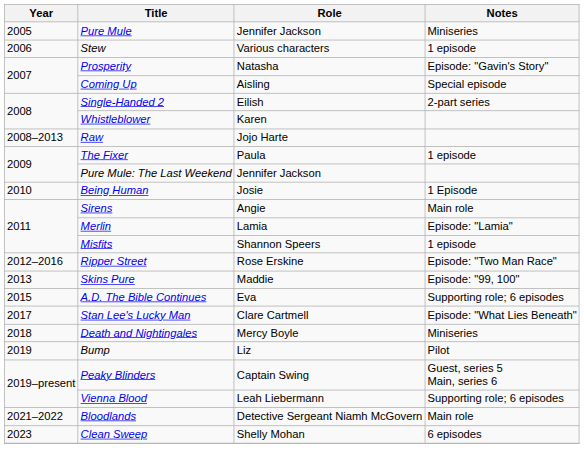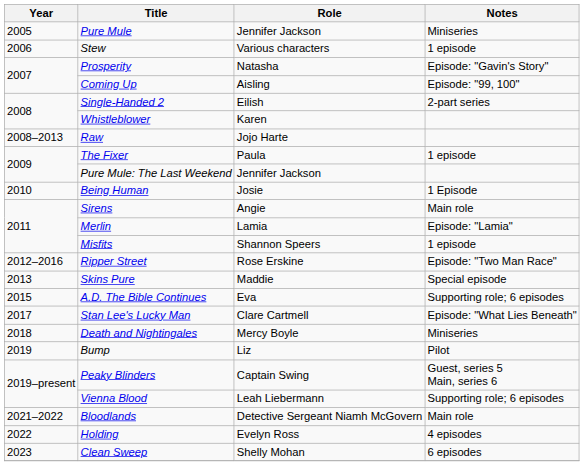(467, 84) Special episode -> (474, 84) Episode: "99, 100"
(474, 279) Episode: "99, 100" -> (467, 279) Special episode
+ row: (100, 434)
